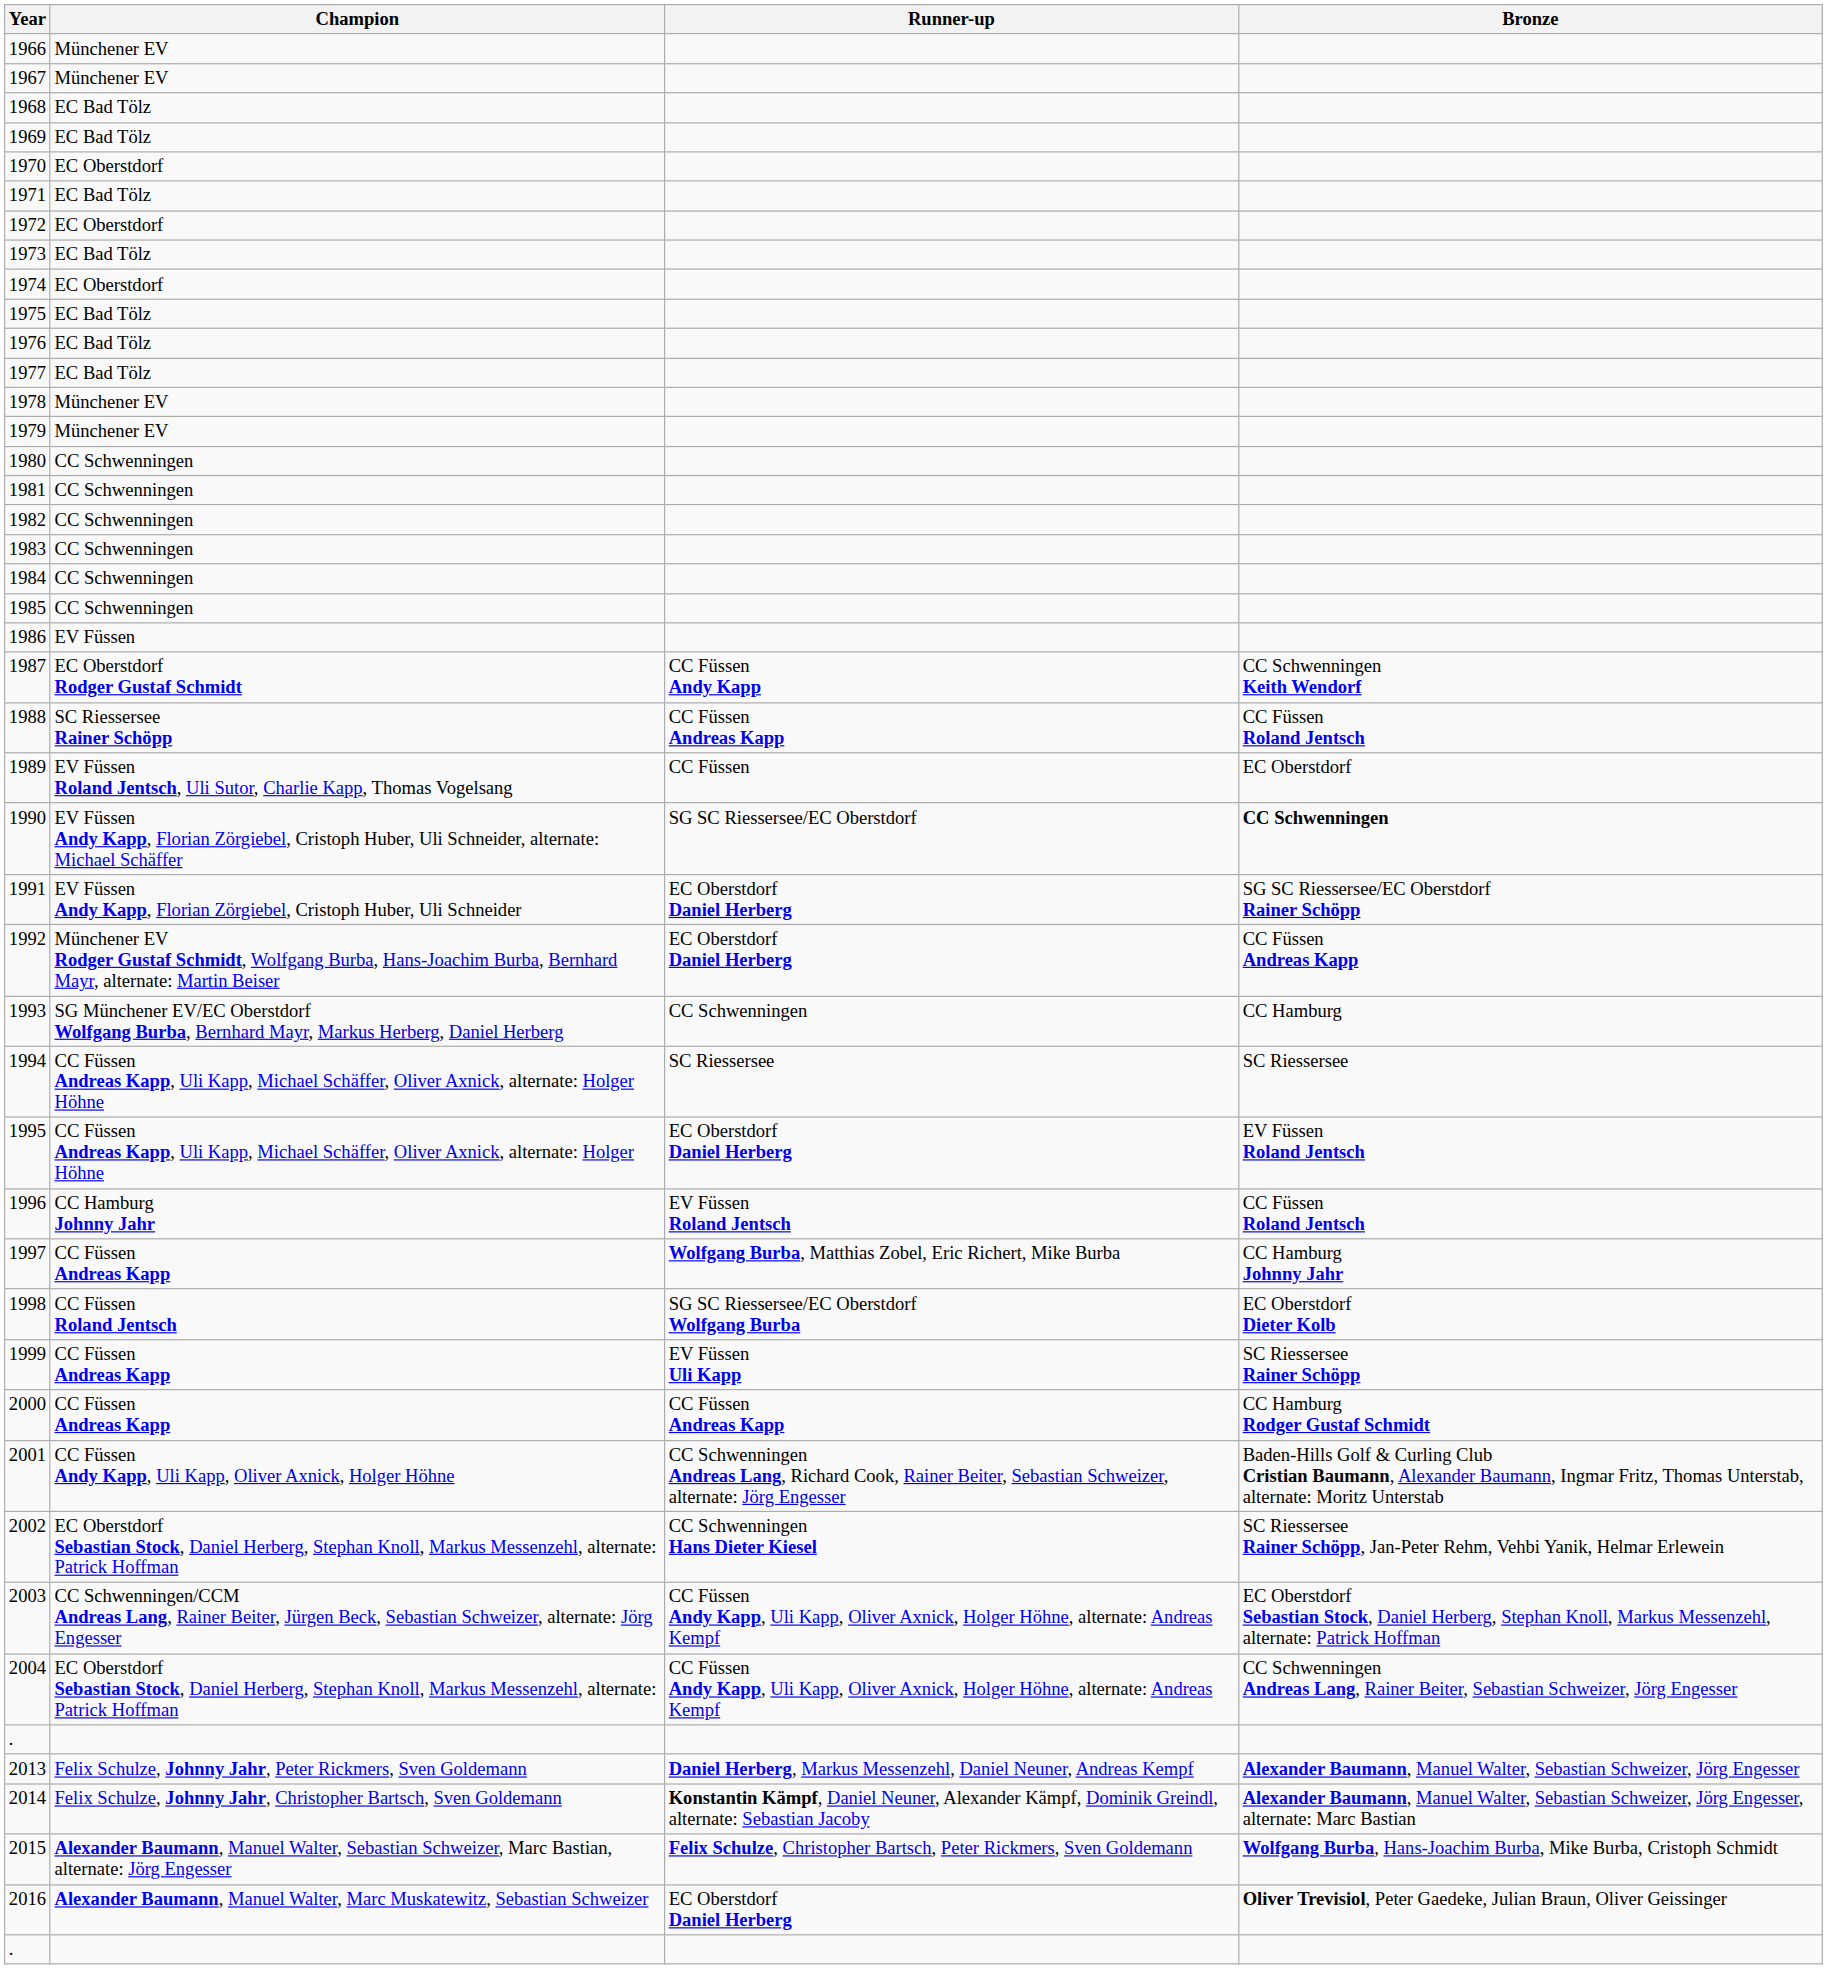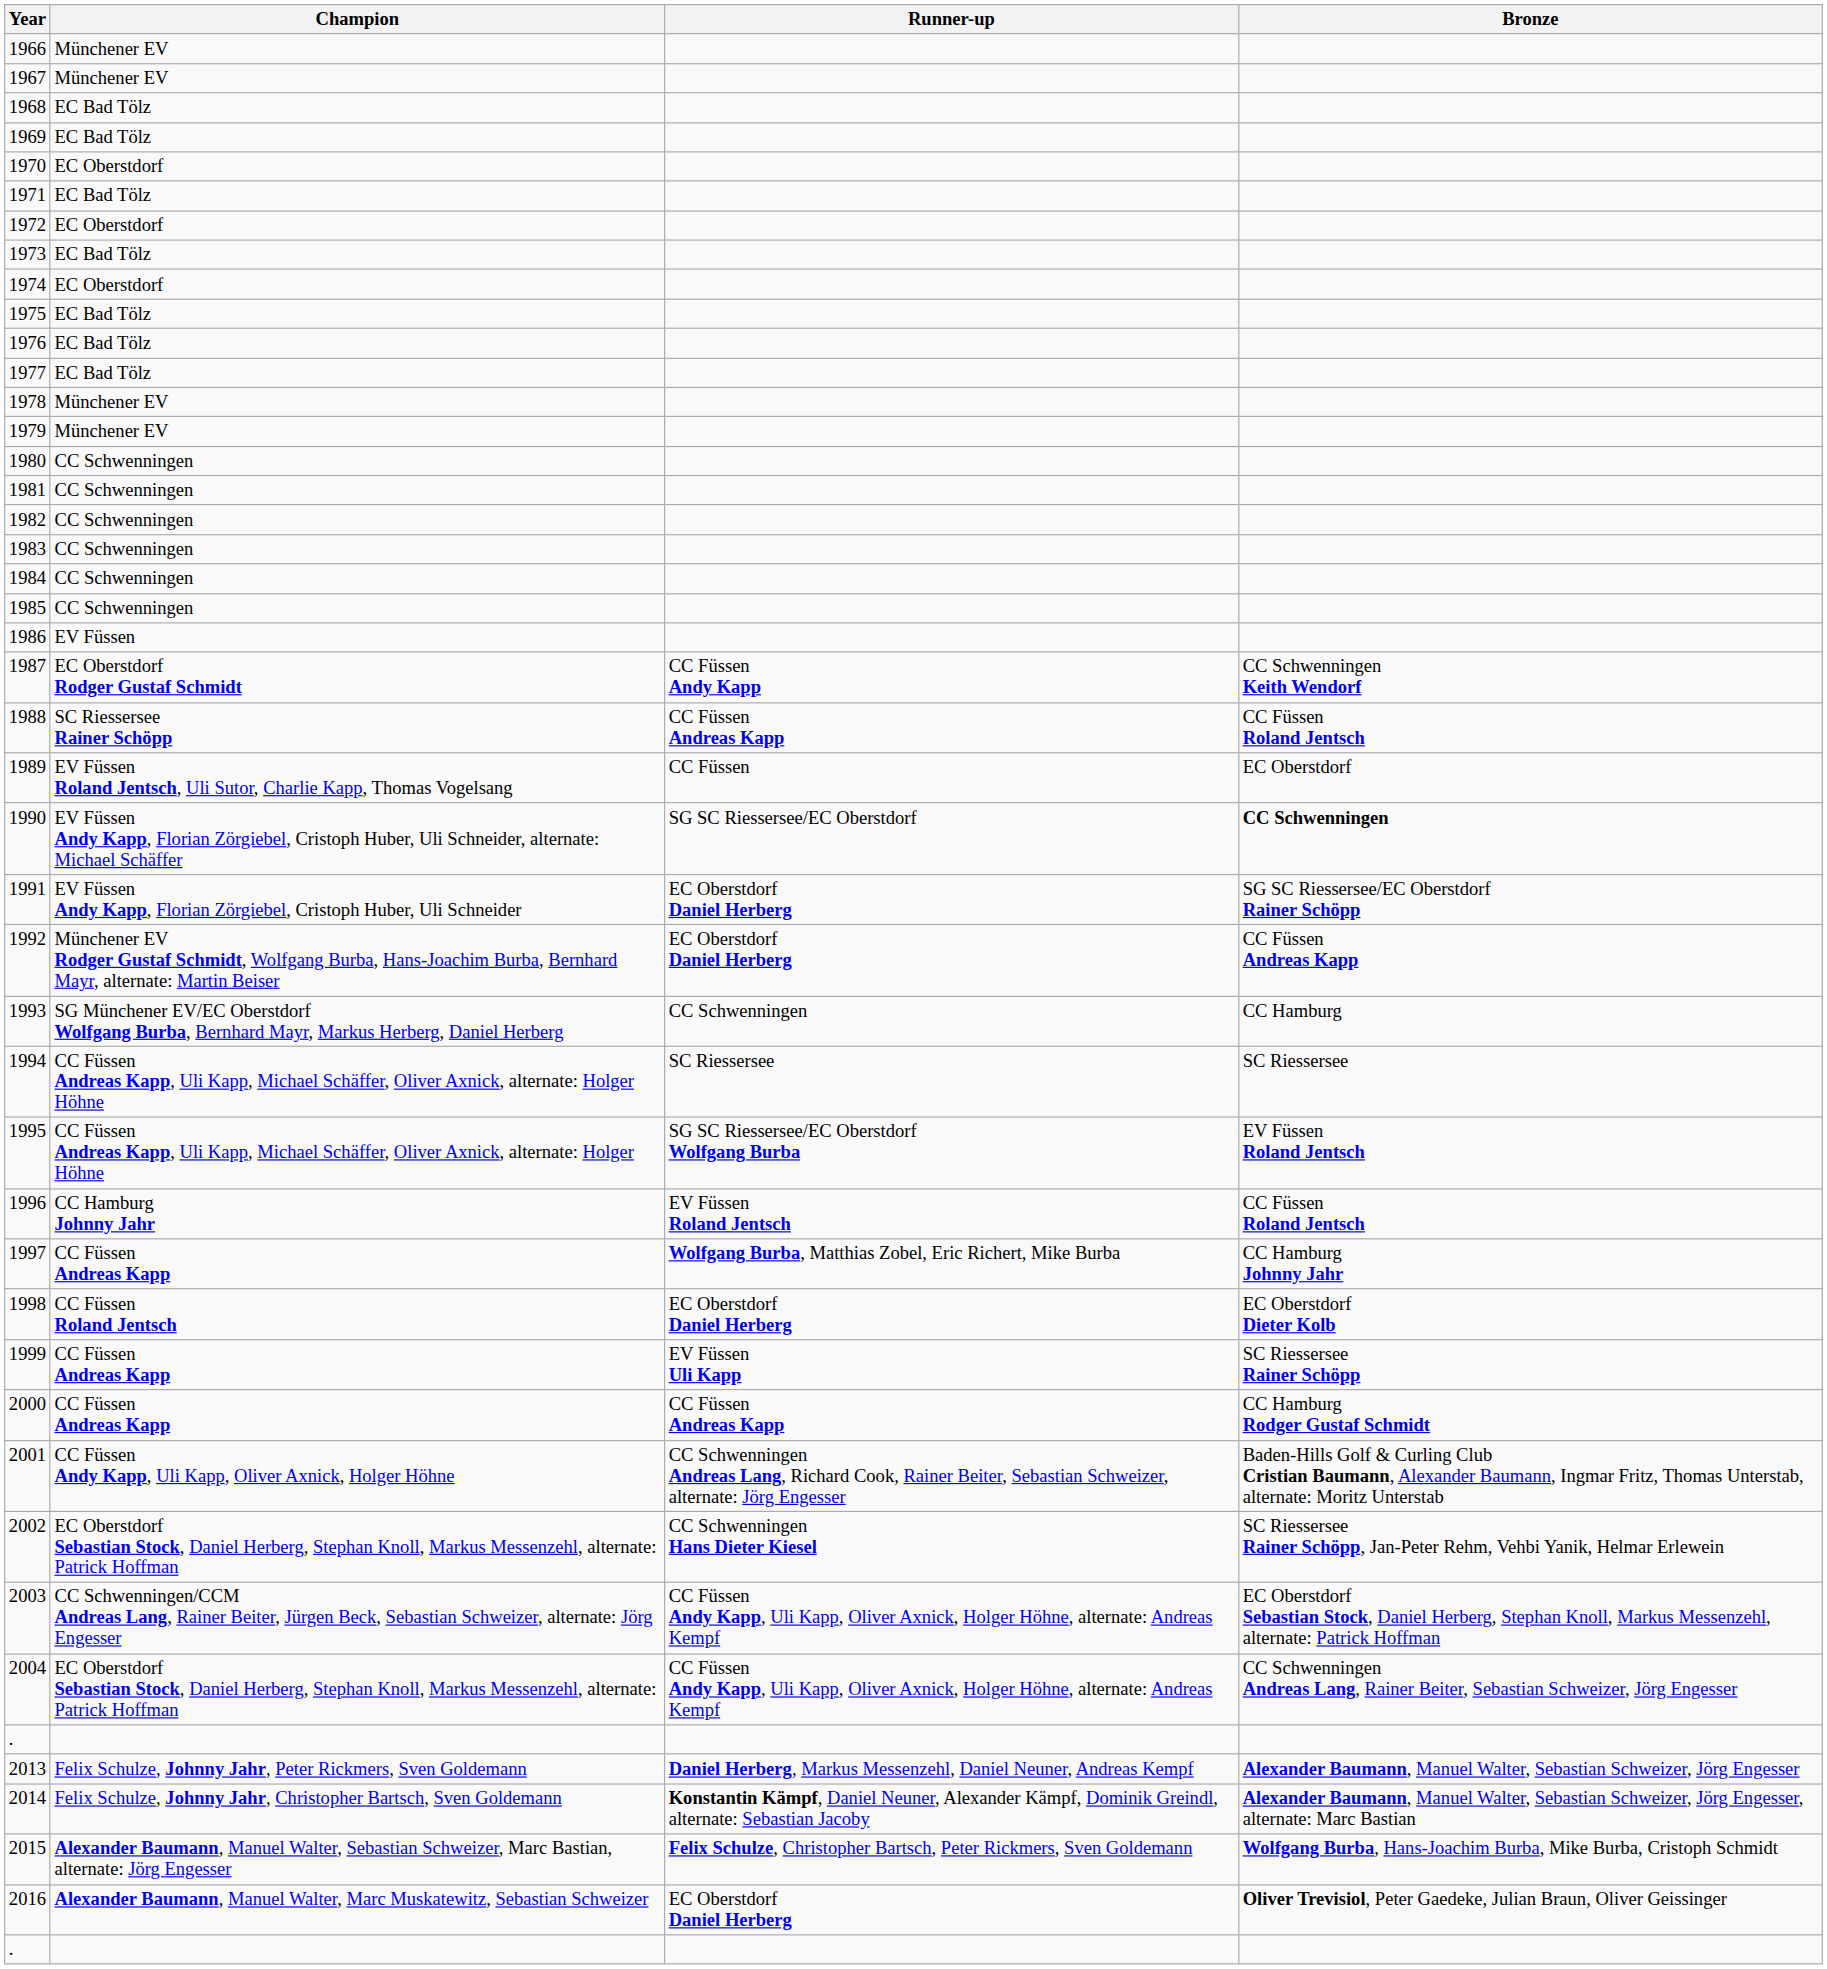(730, 1142) EC Oberstdorf Daniel Herberg -> (793, 1142) SG SC Riessersee/EC Oberstdorf Wolfgang Burba
(793, 1314) SG SC Riessersee/EC Oberstdorf Wolfgang Burba -> (730, 1314) EC Oberstdorf Daniel Herberg
